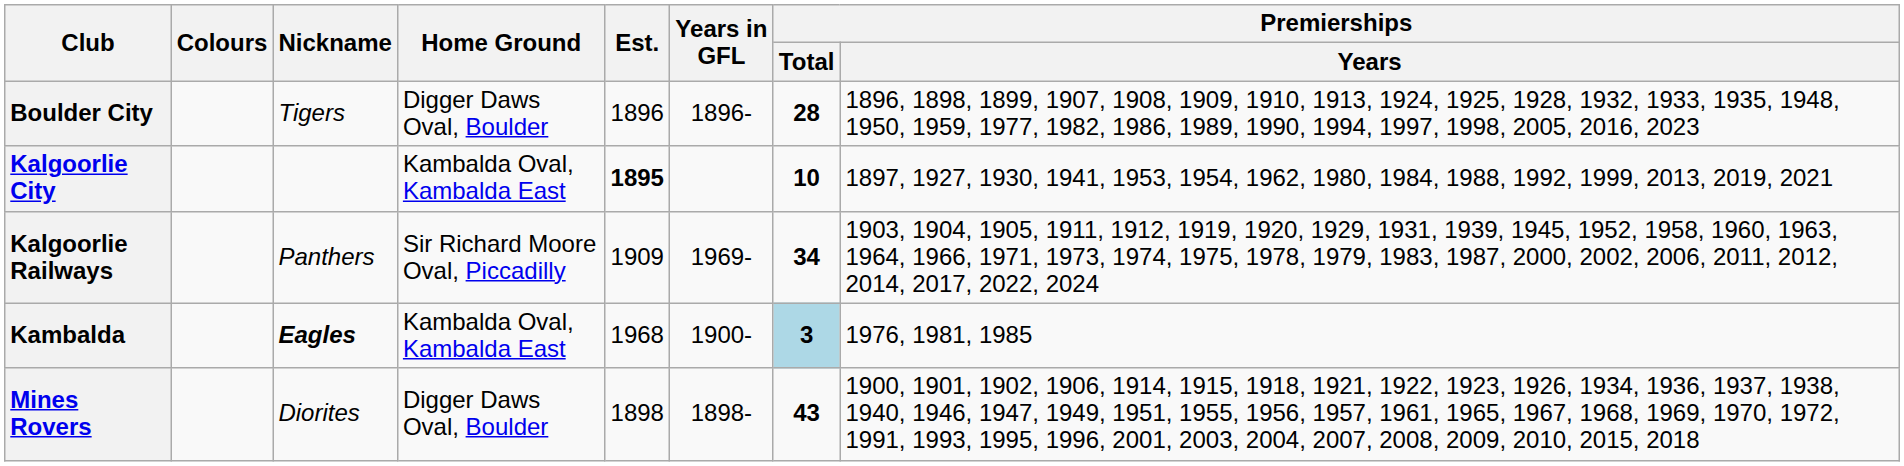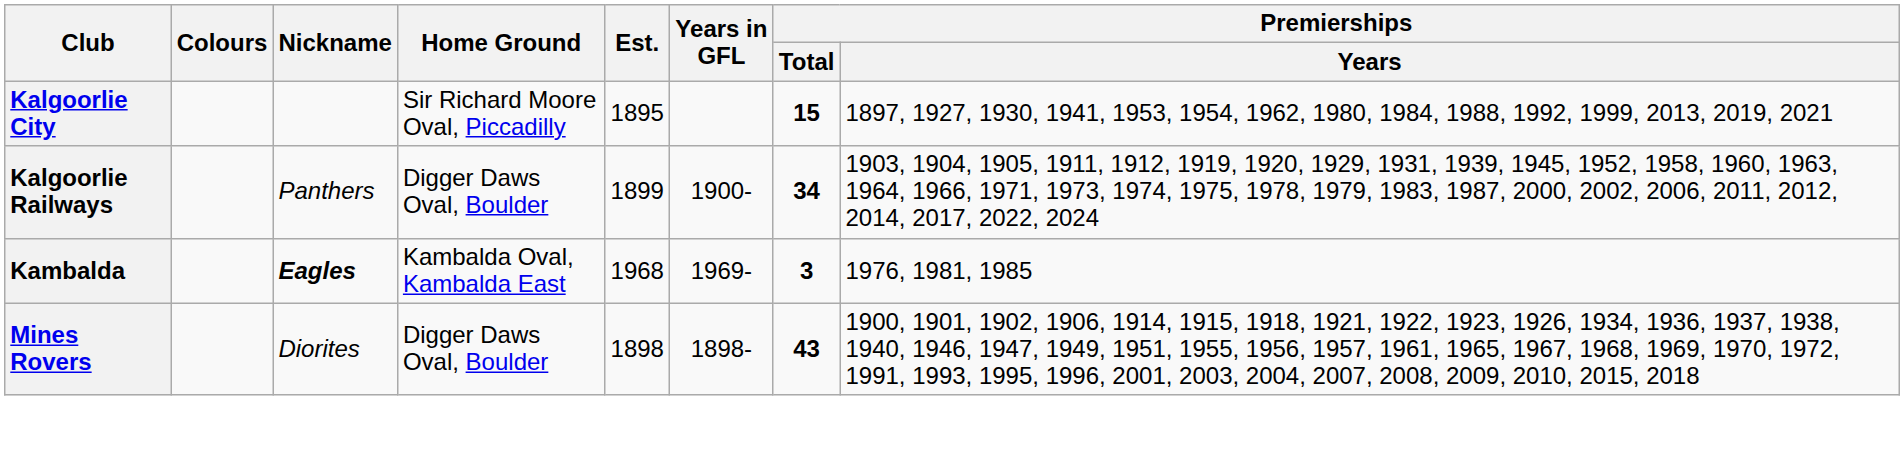- row: (82, 113)
(488, 178) Kambalda Oval, Kambalda East -> (500, 113) Sir Richard Moore Oval, Piccadilly
(637, 178) bold -> (637, 113) normal
(807, 178) 10 -> (807, 113) 15
(500, 256) Sir Richard Moore Oval, Piccadilly -> (476, 191) Digger Daws Oval, Boulder
(637, 256) 1909 -> (637, 191) 1899
(721, 256) 1969- -> (721, 191) 1900-
(721, 335) 1900- -> (721, 270) 1969-
(807, 335) lightblue background -> (807, 270) no background
